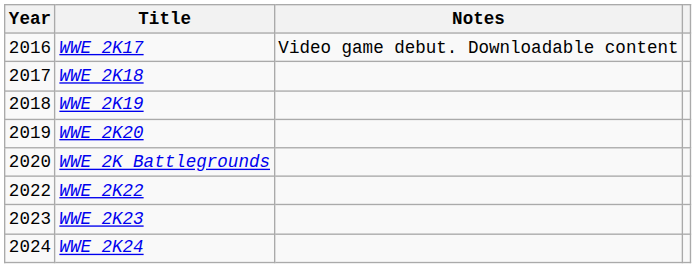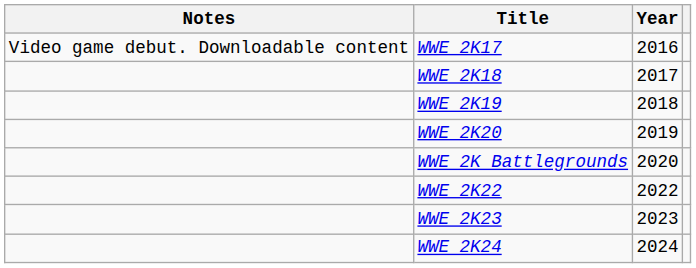columns swapped: (30, 19) <-> (478, 19)
